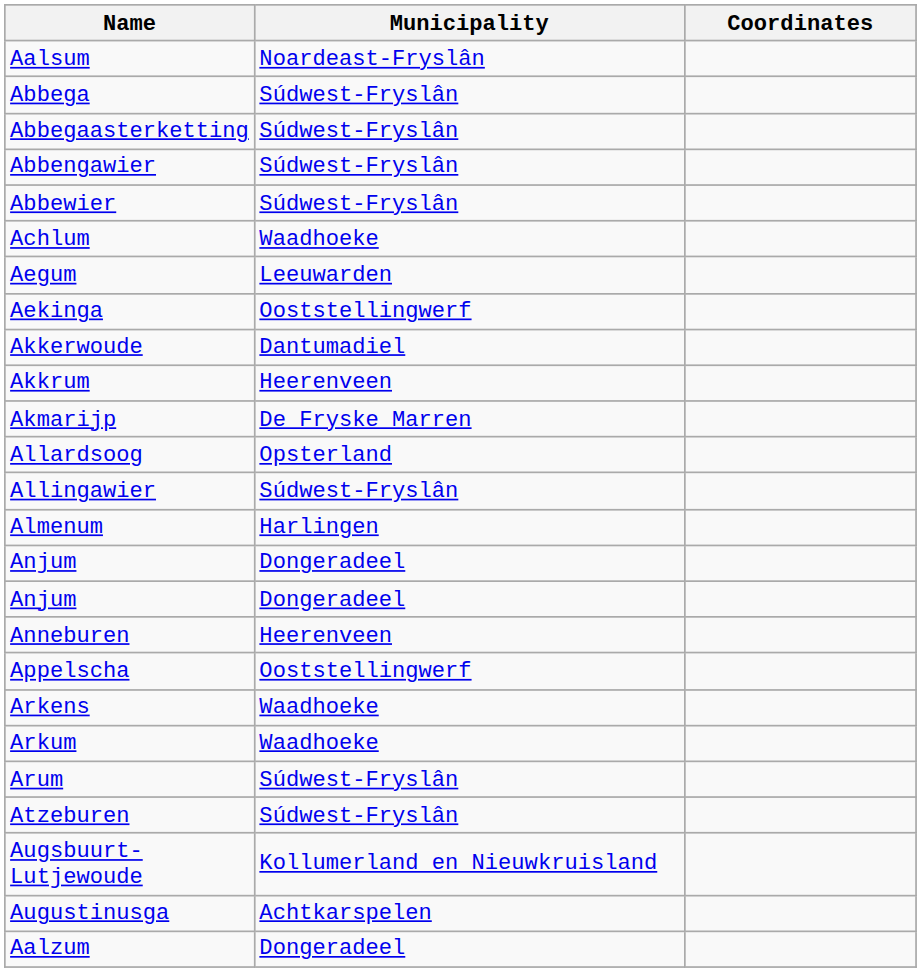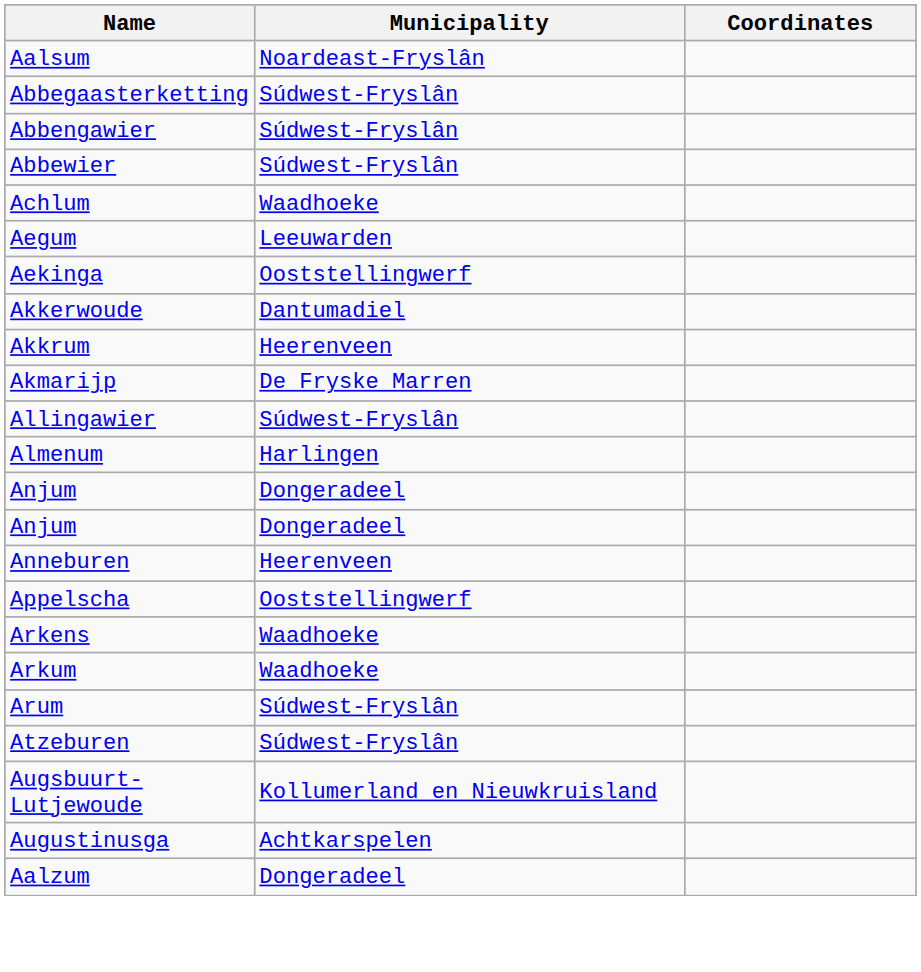- row: (50, 95)
- row: (76, 455)
